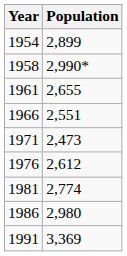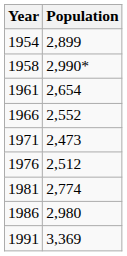(64, 90) 2,655 -> (64, 90) 2,654
(64, 115) 2,551 -> (64, 115) 2,552
(64, 164) 2,612 -> (64, 164) 2,512
